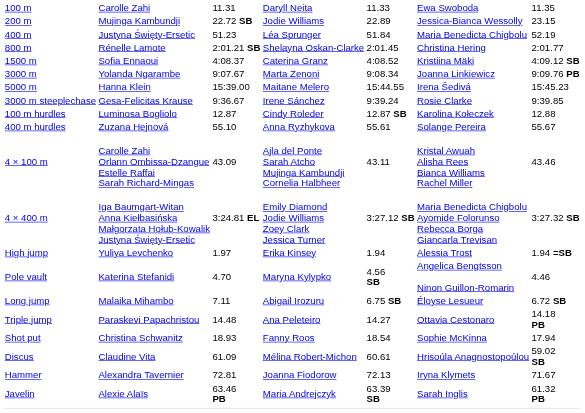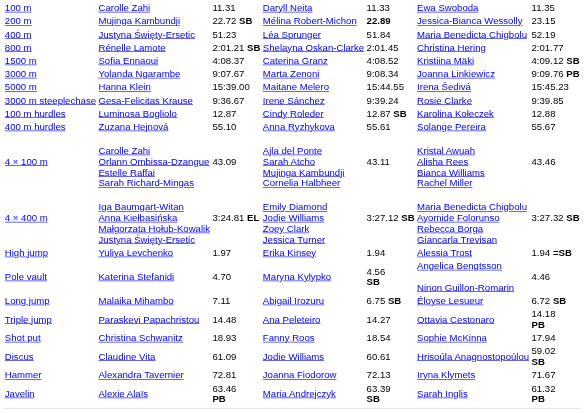(293, 21) Jodie Williams -> (310, 21) Mélina Robert-Michon
(379, 21) normal -> (379, 21) bold
(310, 357) Mélina Robert-Michon -> (293, 357) Jodie Williams
